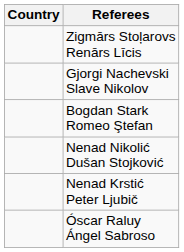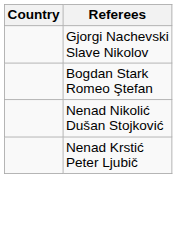- row: (121, 44)
- row: (111, 228)
